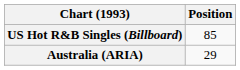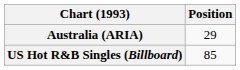rows swapped: (95, 55) <-> (95, 34)
